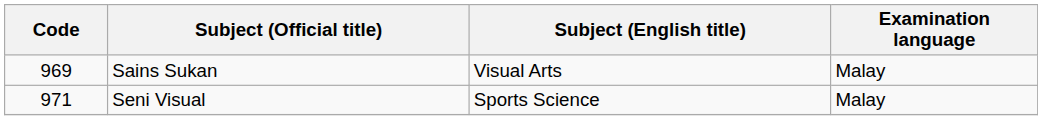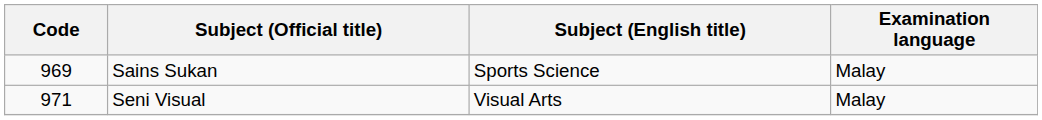(518, 70) Visual Arts -> (537, 70) Sports Science
(537, 99) Sports Science -> (518, 99) Visual Arts
